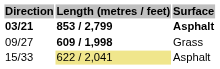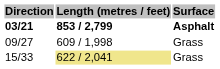(84, 42) bold -> (84, 42) normal
(192, 57) Asphalt -> (188, 57) Grass
